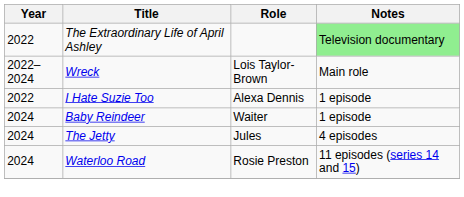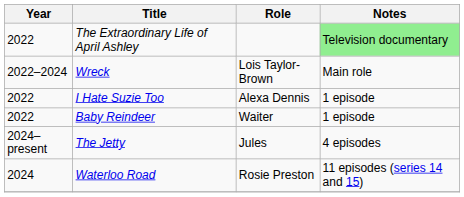(20, 117) 2024 -> (20, 117) 2022
(20, 136) 2024 -> (27, 142) 2024–present
